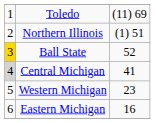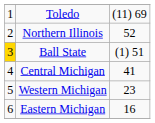(129, 33) (1) 51 -> (129, 33) 52
(129, 52) 52 -> (129, 52) (1) 51
(10, 71) lightgrey background -> (10, 71) no background
